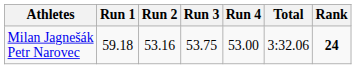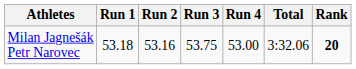(118, 44) 59.18 -> (118, 44) 53.18
(332, 44) 24 -> (332, 44) 20
